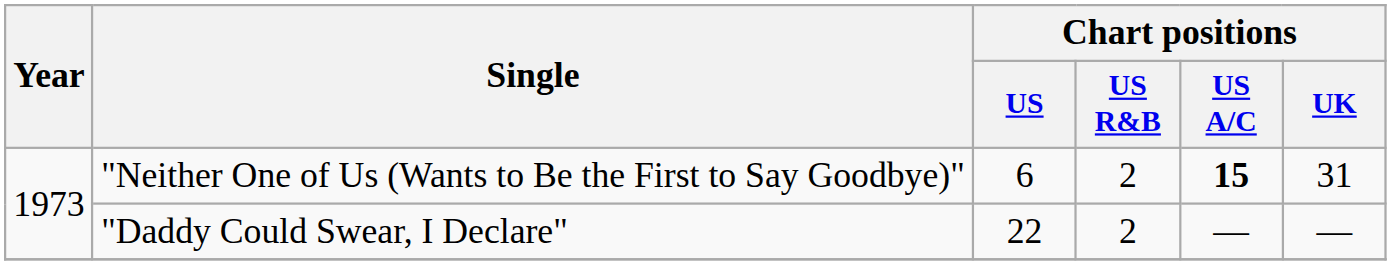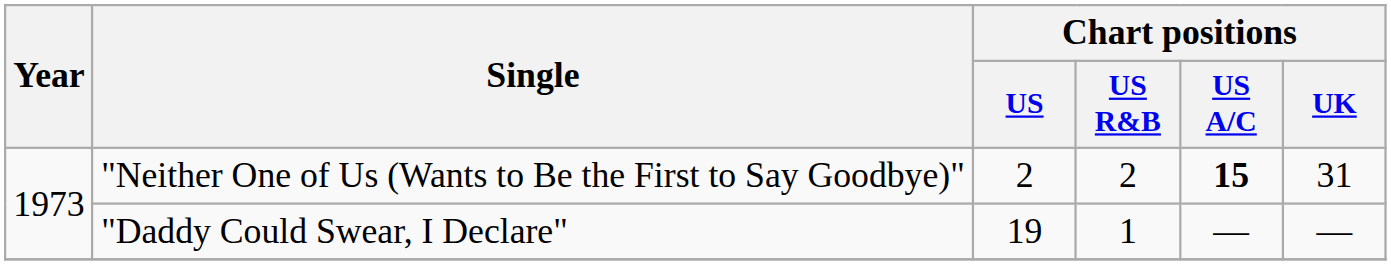(1025, 174) 6 -> (1025, 174) 2
(1025, 231) 22 -> (1025, 231) 19
(1128, 231) 2 -> (1128, 231) 1
